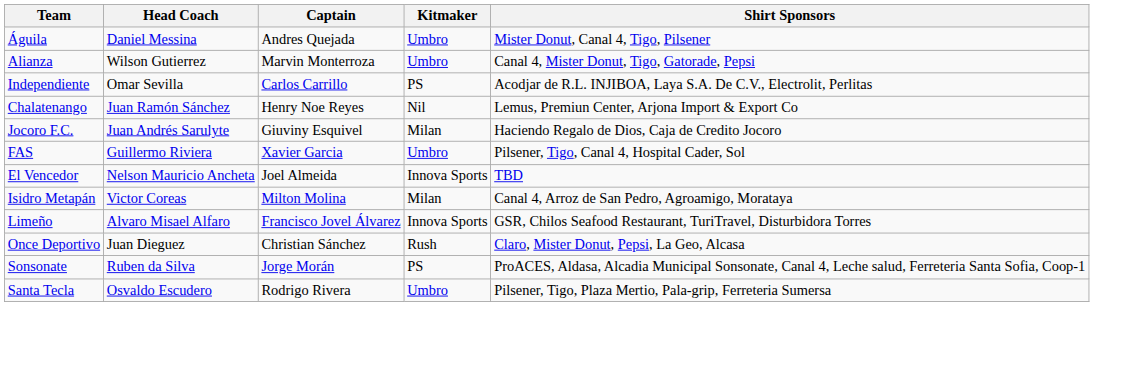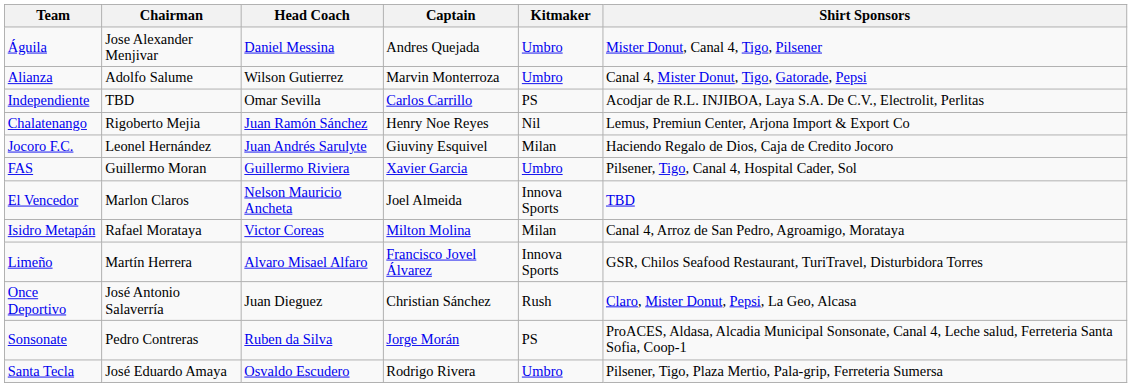+ column: (171, 15)
